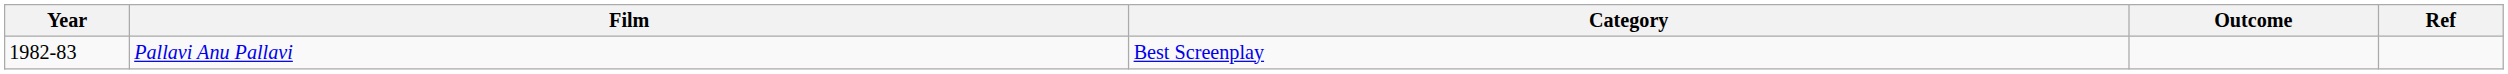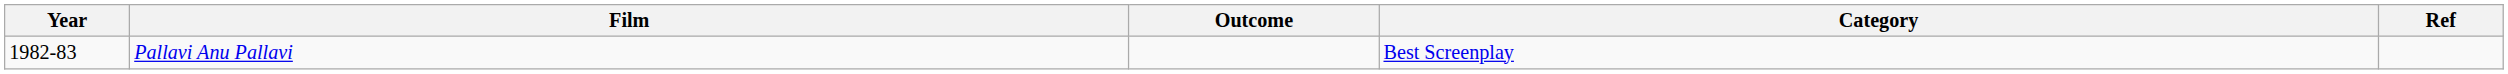columns swapped: (1629, 20) <-> (2253, 20)
